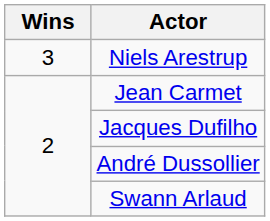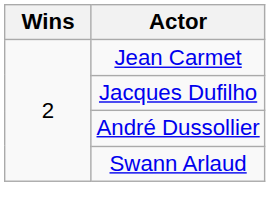- row: (178, 57)
